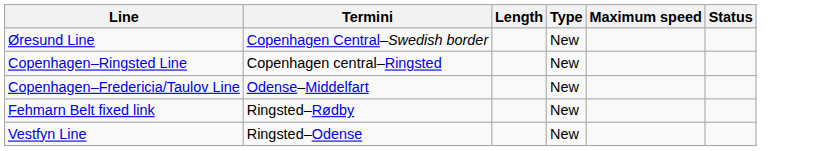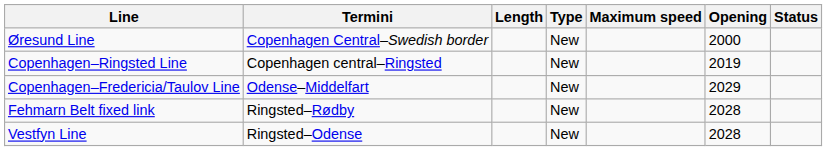+ column: (738, 16)
